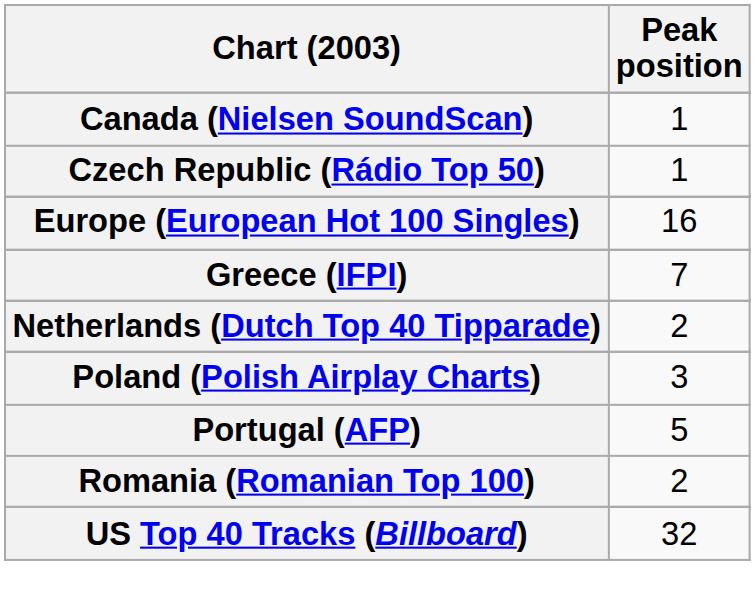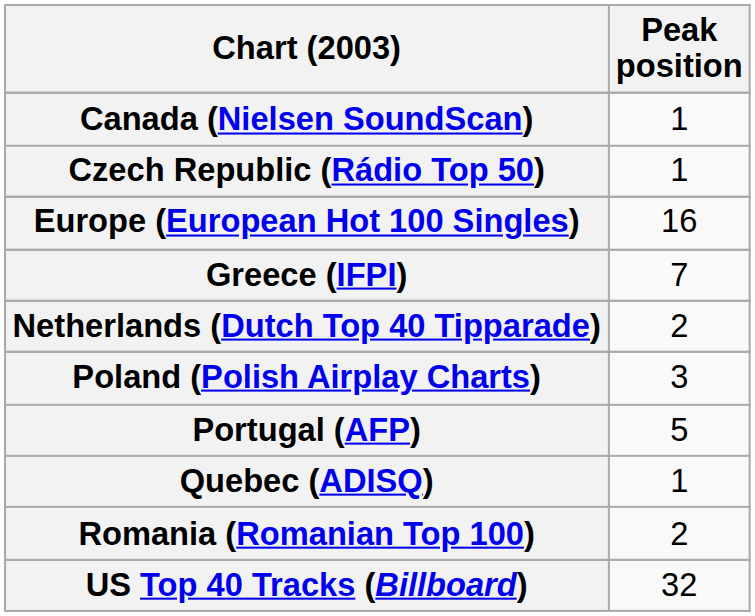+ row: (307, 481)
